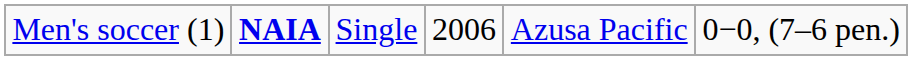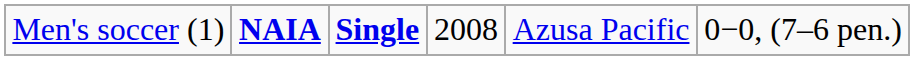(376, 29) normal -> (377, 29) bold
(464, 29) 2006 -> (466, 29) 2008
